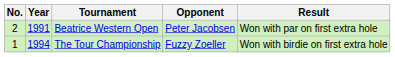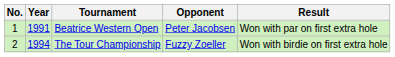(15, 28) 2 -> (15, 28) 1
(15, 44) 1 -> (15, 44) 2
